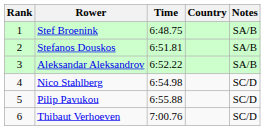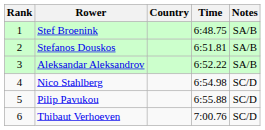columns swapped: (207, 13) <-> (166, 13)
